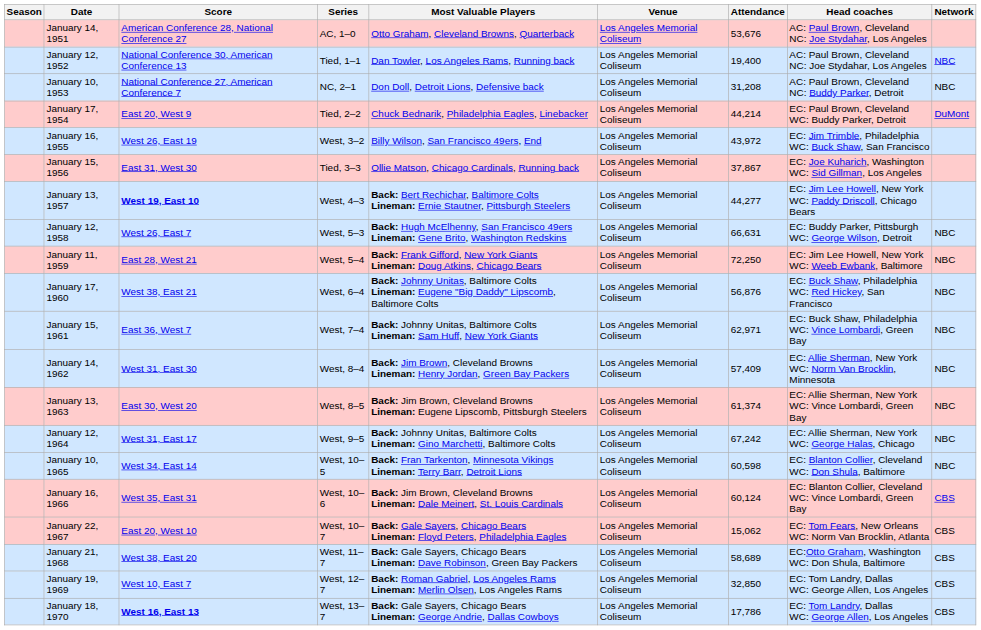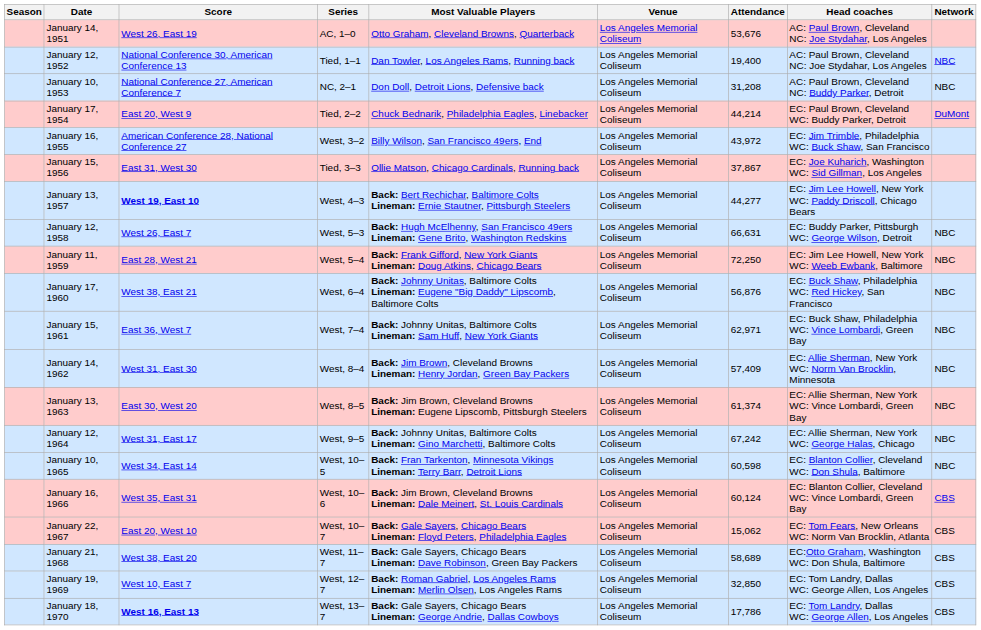(197, 33) American Conference 28, National Conference 27 -> (159, 33) West 26, East 19
(159, 141) West 26, East 19 -> (197, 141) American Conference 28, National Conference 27
